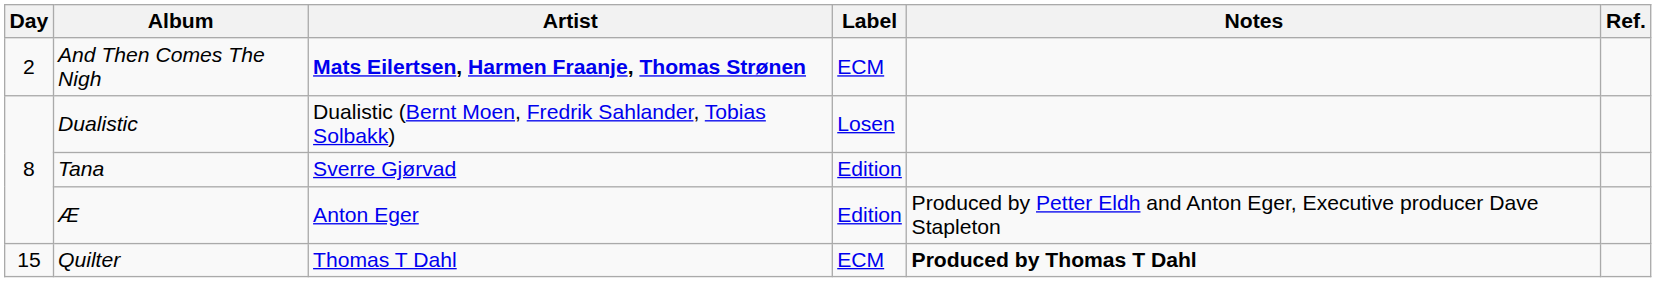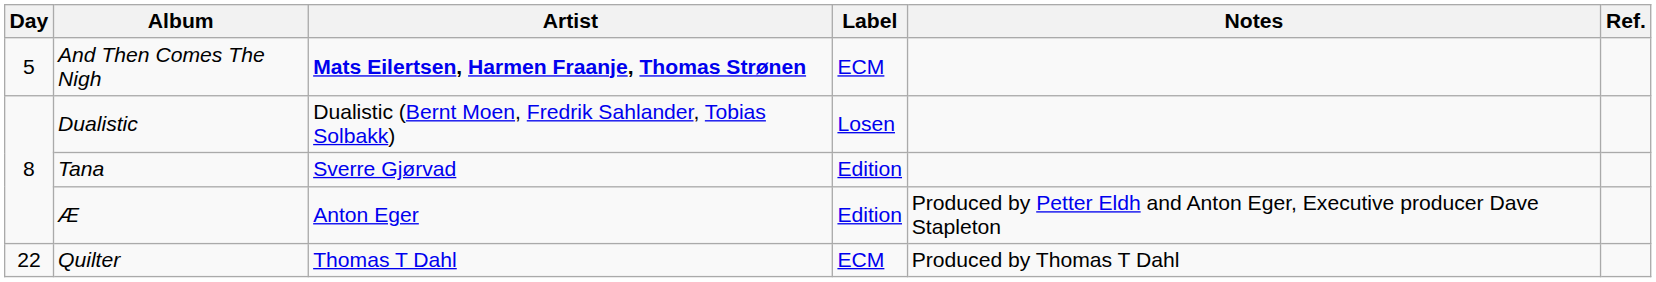(29, 66) 2 -> (29, 66) 5
(29, 260) 15 -> (29, 260) 22
(1054, 260) bold -> (1046, 260) normal
